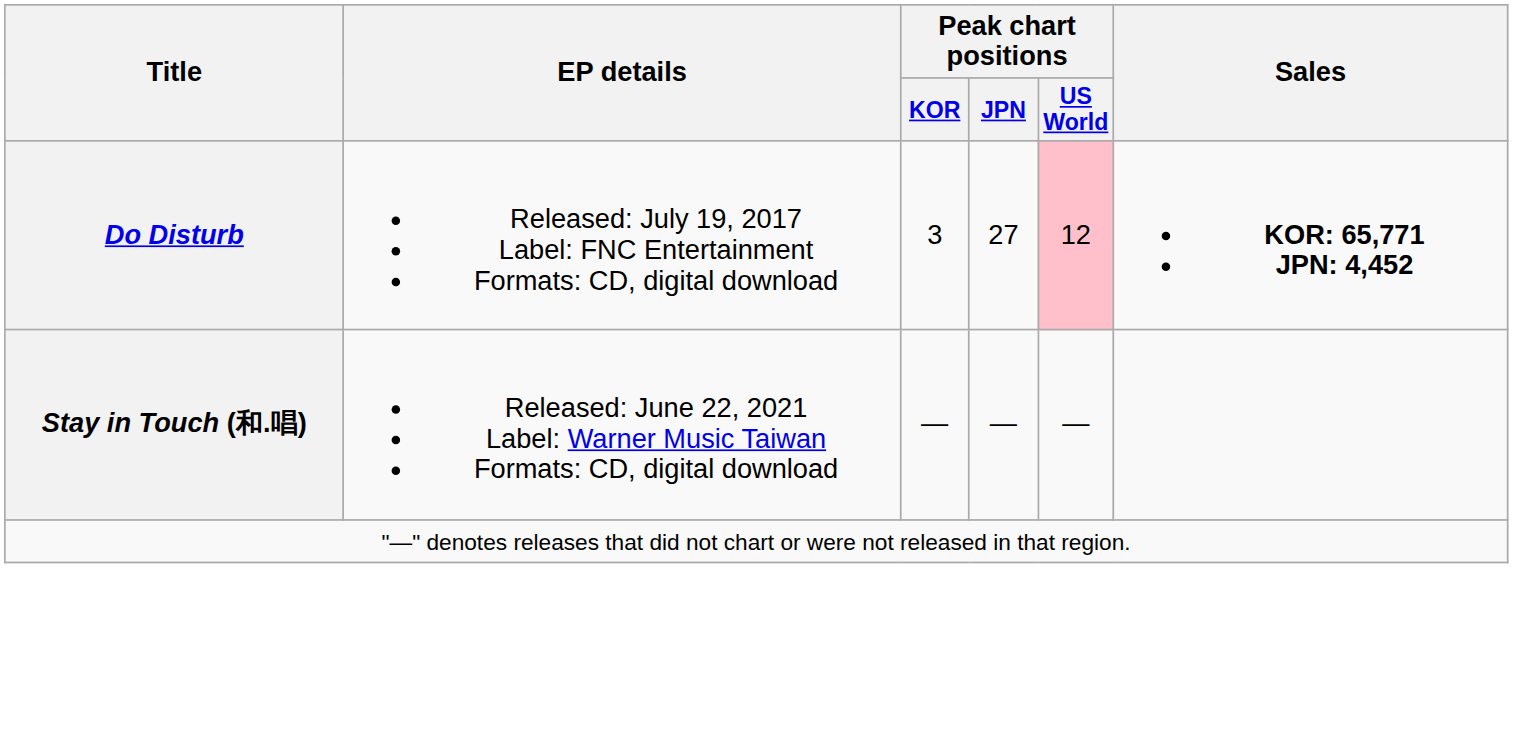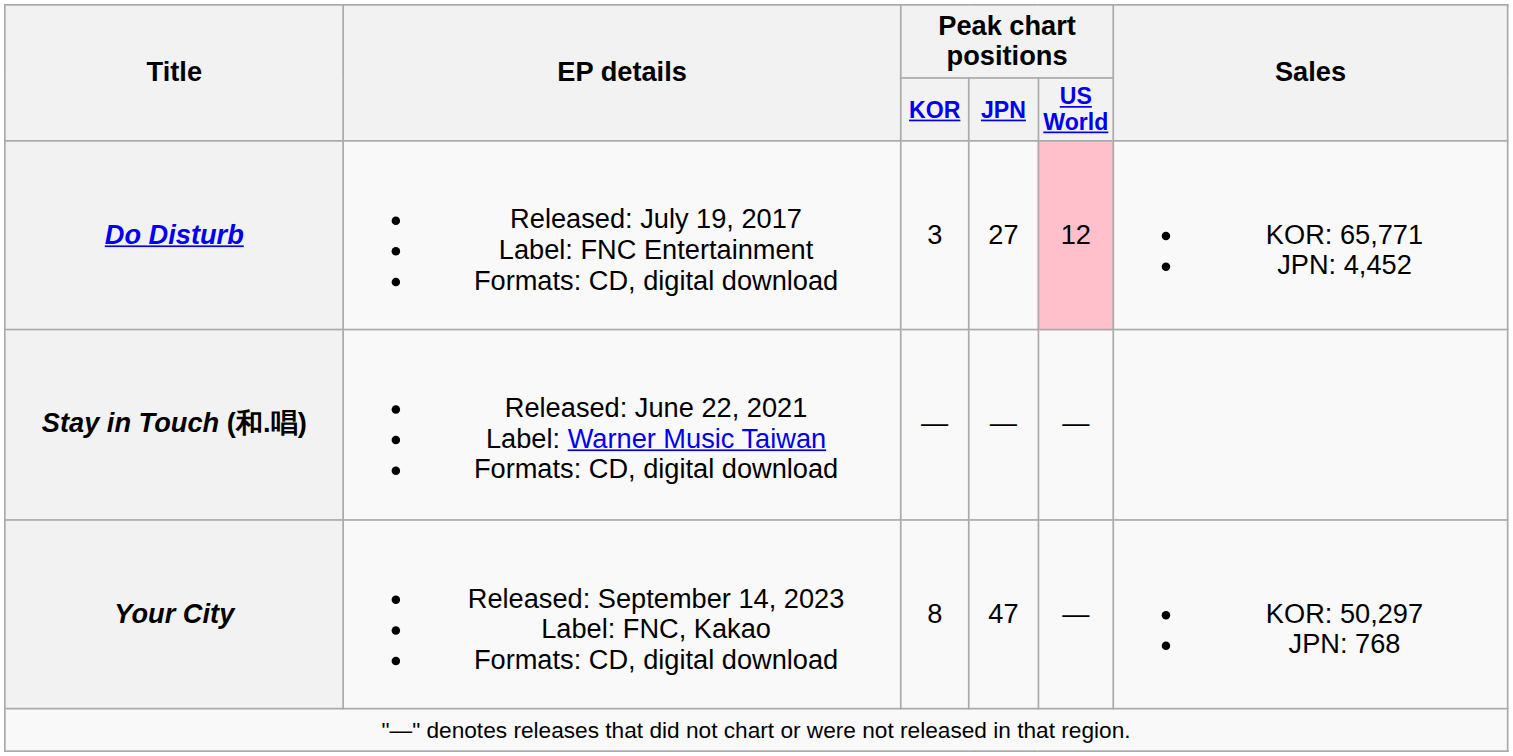(1310, 250) bold -> (1310, 251) normal
+ row: (174, 613)
